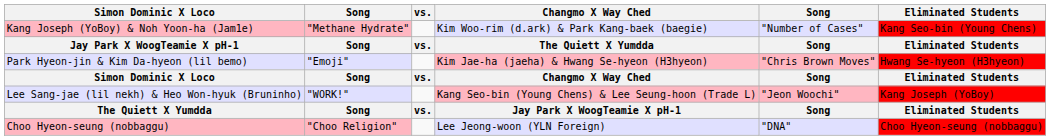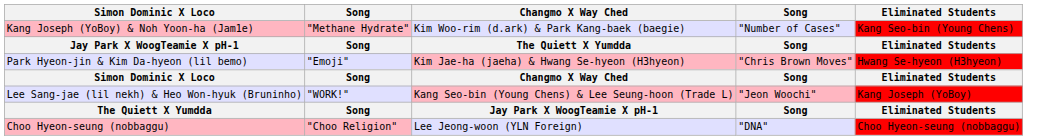- column: (423, 13)
